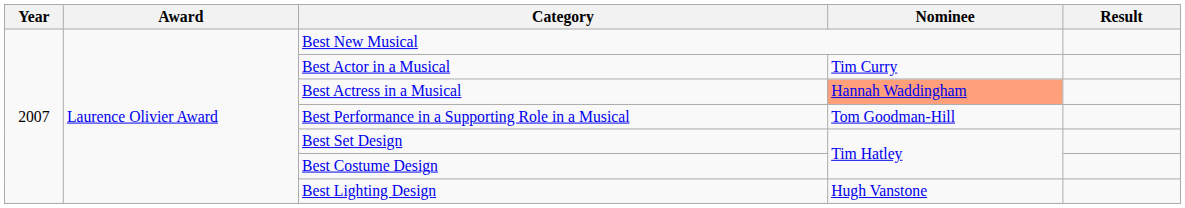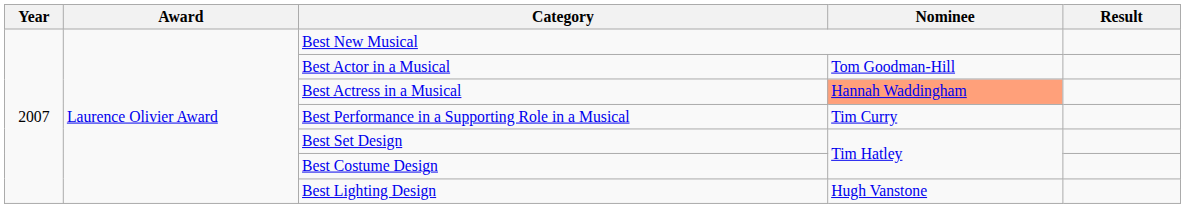(864, 66) Tim Curry -> (893, 66) Tom Goodman-Hill
(893, 116) Tom Goodman-Hill -> (864, 116) Tim Curry
